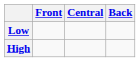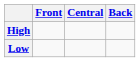rows swapped: (19, 48) <-> (19, 30)
